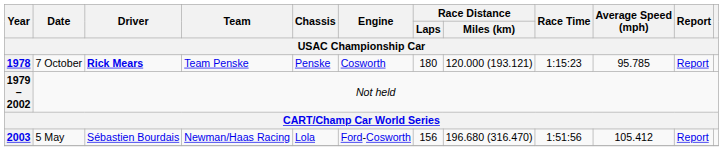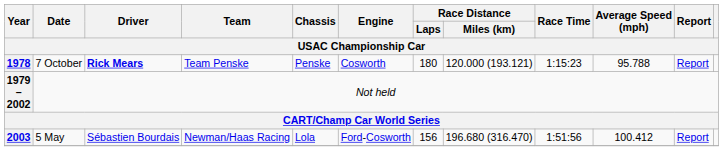(634, 63) 95.785 -> (634, 63) 95.788
(634, 138) 105.412 -> (634, 138) 100.412
